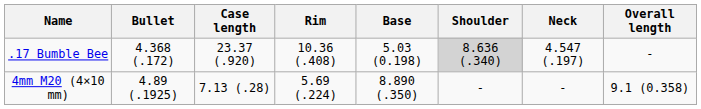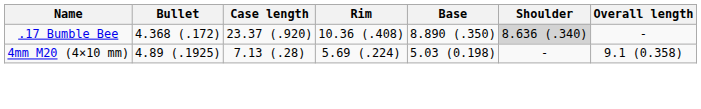- column: (563, 21)
(397, 55) 5.03 (0.198) -> (453, 34) 8.890 (.350)
(397, 88) 8.890 (.350) -> (453, 53) 5.03 (0.198)
